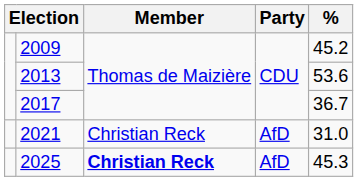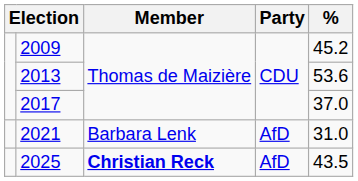(331, 104) 36.7 -> (331, 104) 37.0
(146, 133) Christian Reck -> (142, 133) Barbara Lenk
(331, 162) 45.3 -> (331, 162) 43.5
